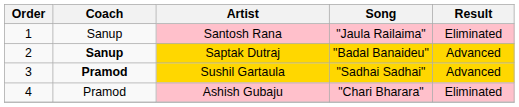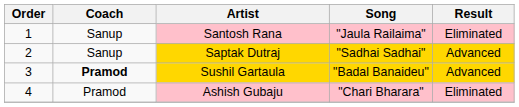(105, 53) bold -> (105, 53) normal
(381, 53) "Badal Banaideu" -> (381, 53) "Sadhai Sadhai"
(381, 72) "Sadhai Sadhai" -> (381, 72) "Badal Banaideu"
